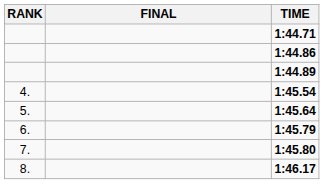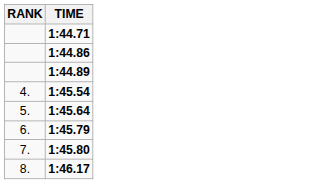- column: (159, 14)
